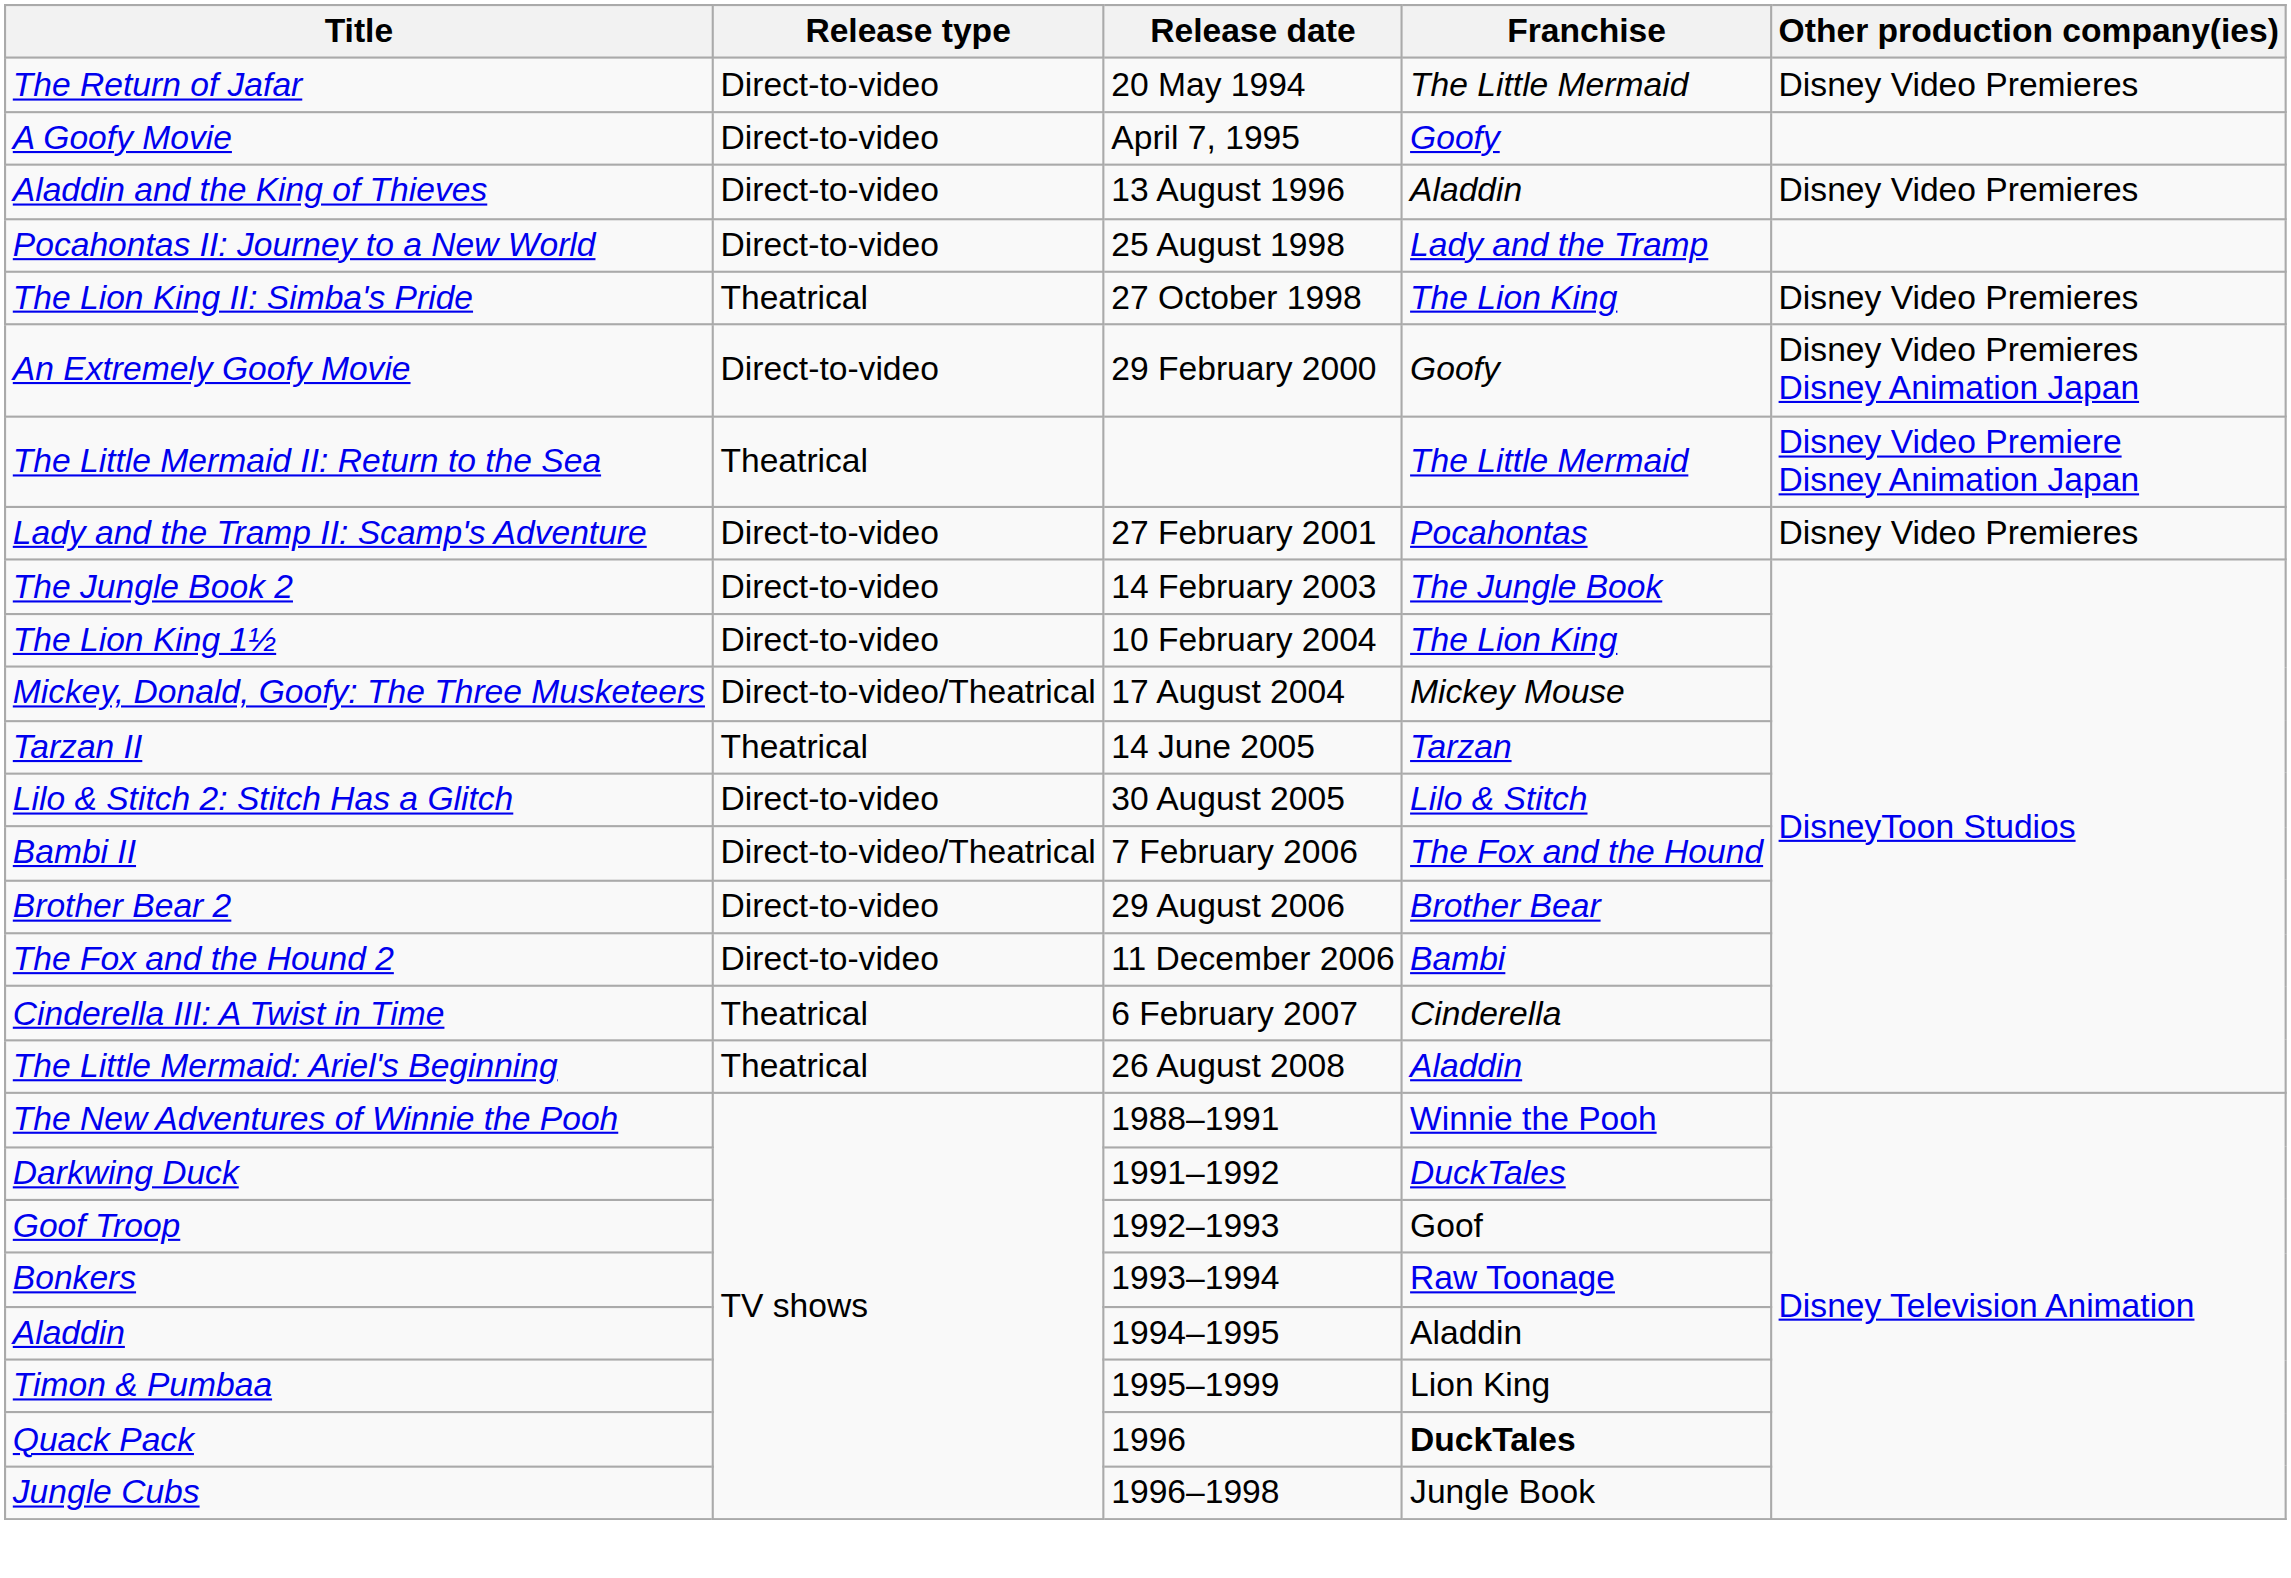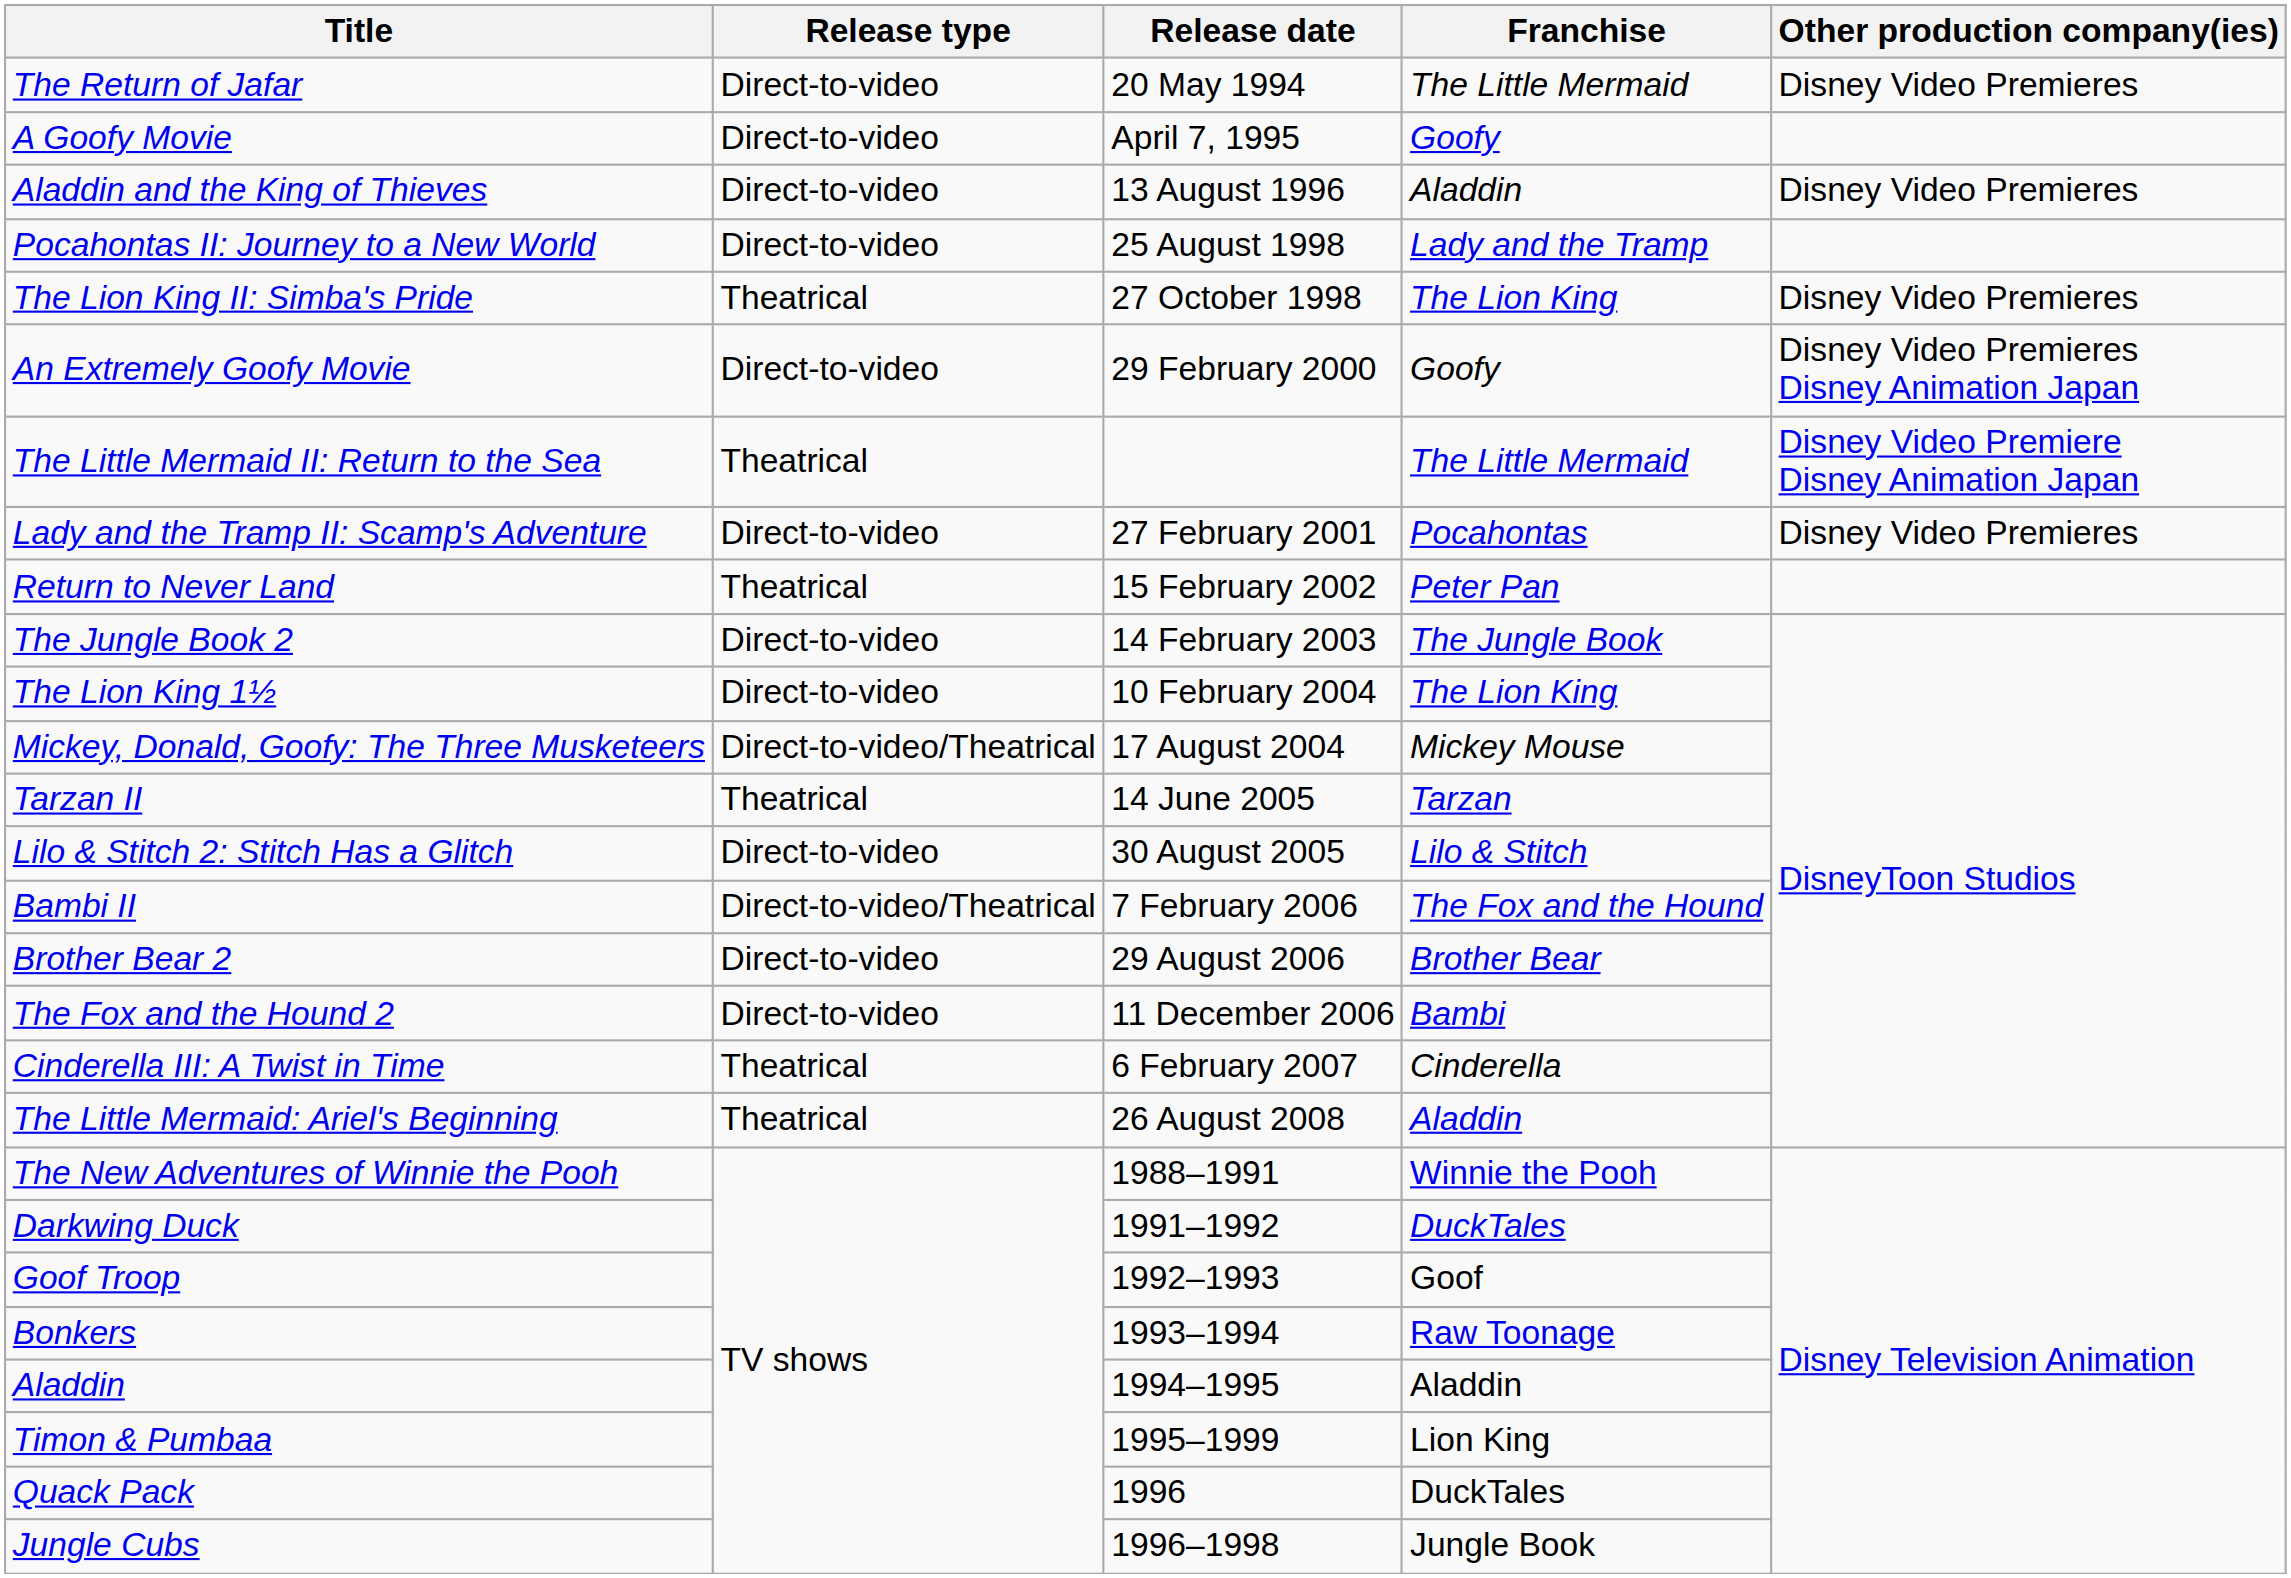+ row: (173, 586)
(1493, 1438) bold -> (1488, 1492) normal
